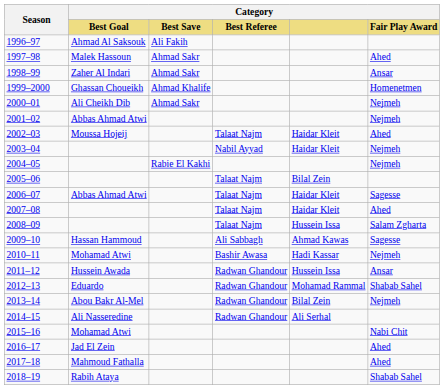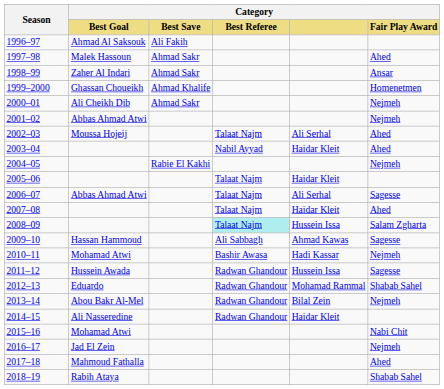(316, 133) Haidar Kleit -> (311, 133) Ali Serhal
(385, 149) Nejmeh -> (380, 149) Ahed
(311, 179) Bilal Zein -> (316, 179) Haidar Kleit
(316, 194) Haidar Kleit -> (311, 194) Ali Serhal
(238, 225) no background -> (238, 225) paleturquoise background
(381, 270) Ansar -> (385, 270) Sagesse
(311, 316) Ali Serhal -> (316, 316) Haidar Kleit
(380, 347) Ahed -> (385, 347) Nejmeh
